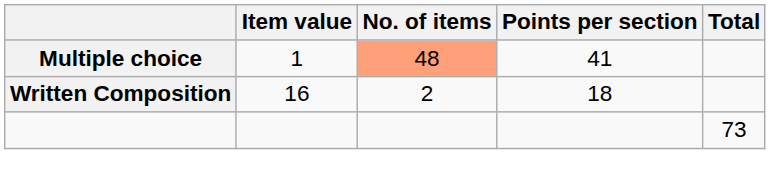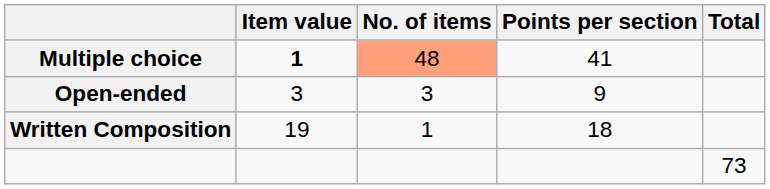(297, 58) normal -> (297, 58) bold
+ row: (121, 93)
(297, 93) 16 -> (297, 129) 19
(427, 93) 2 -> (427, 129) 1
